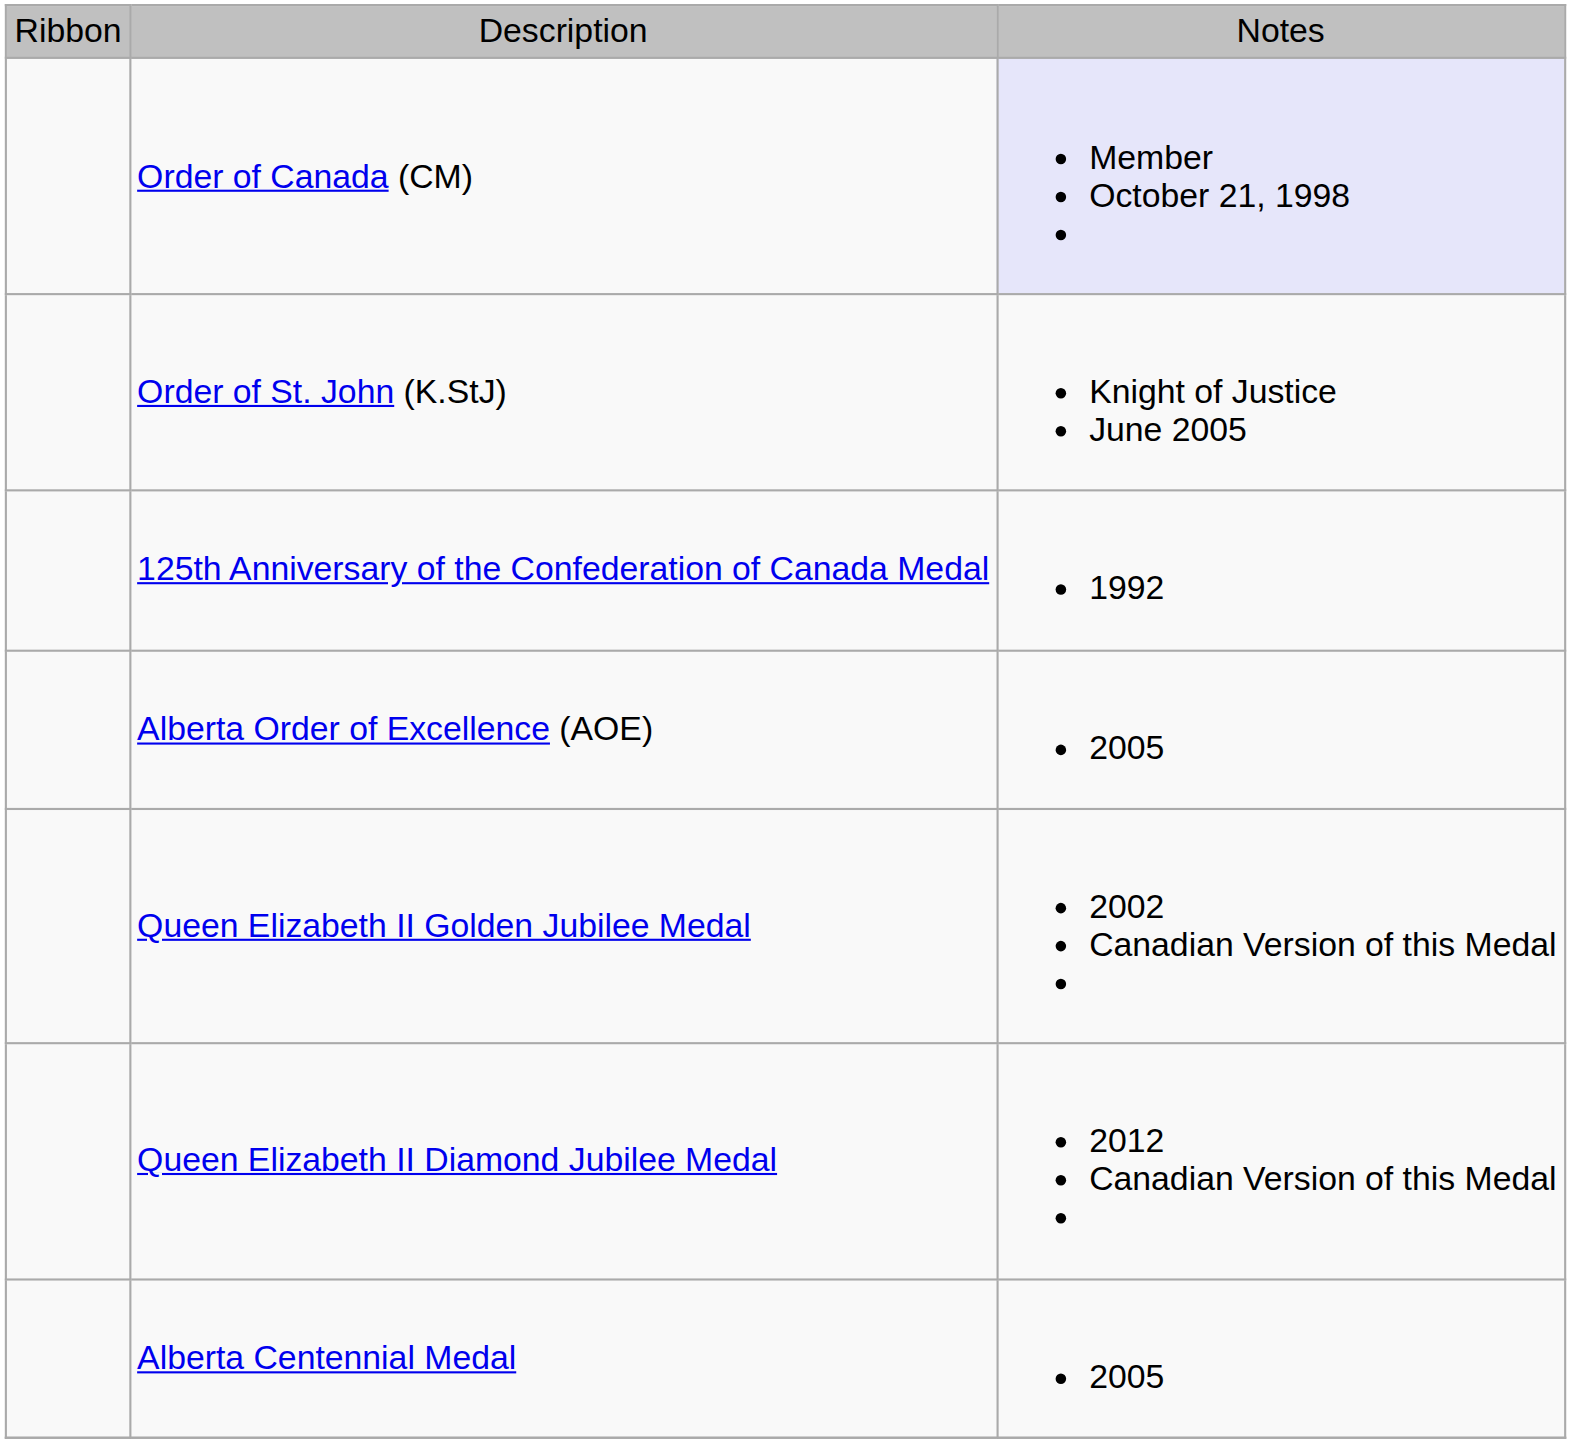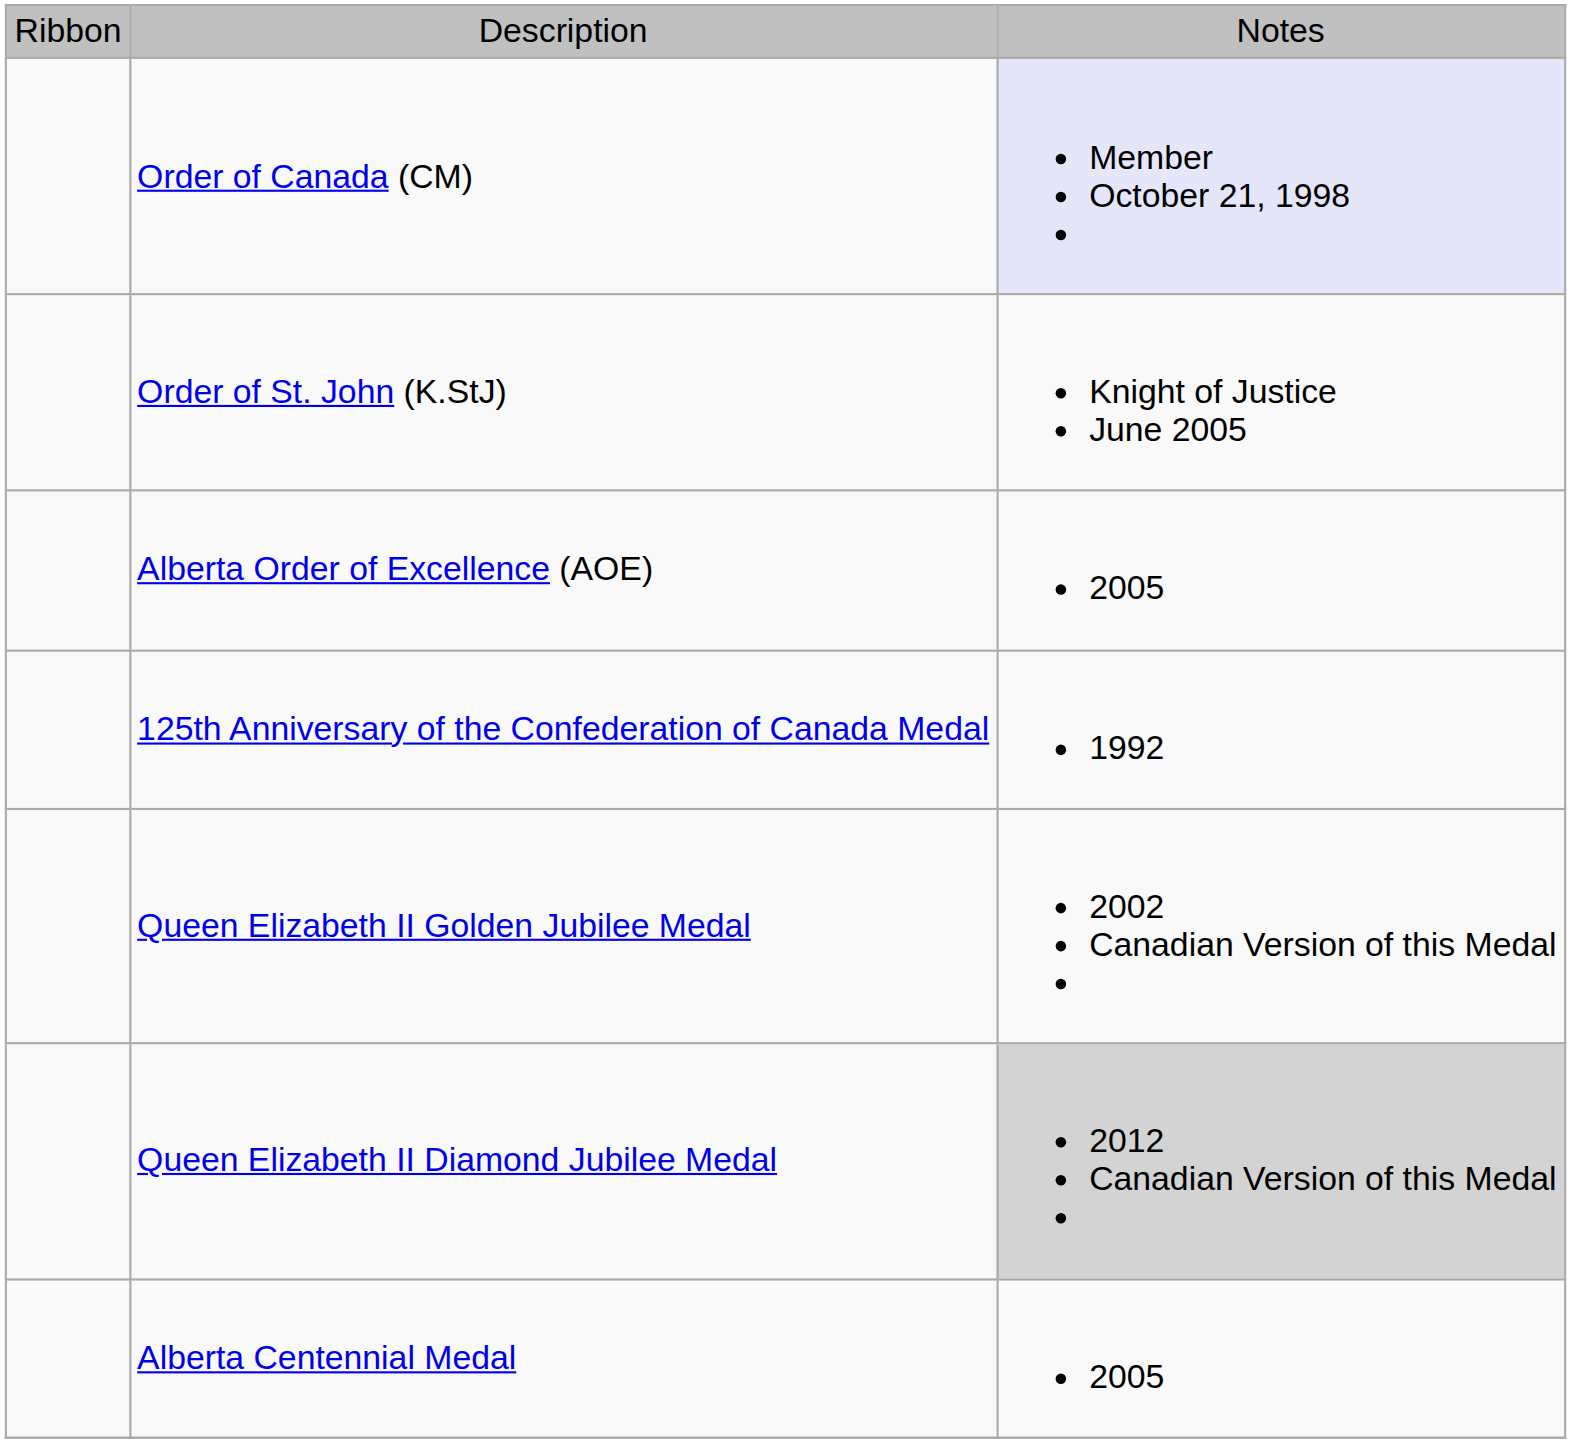rows swapped: (395, 728) <-> (563, 569)
(1281, 1180) no background -> (1281, 1180) lightgrey background
